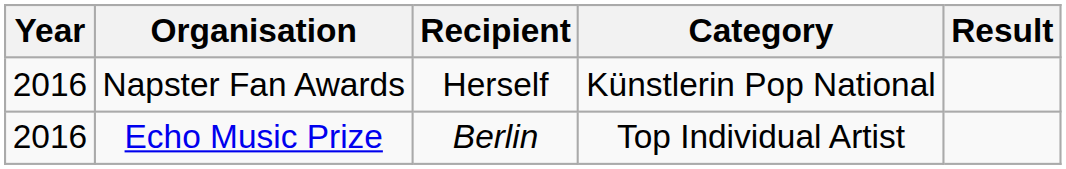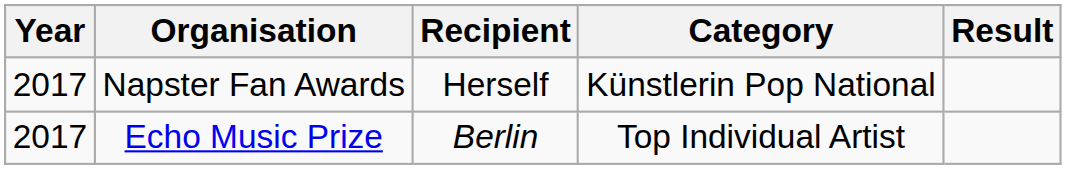(50, 84) 2016 -> (50, 84) 2017
(50, 137) 2016 -> (50, 137) 2017
